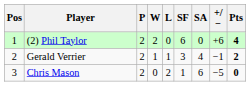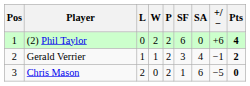columns swapped: (142, 18) <-> (168, 18)
